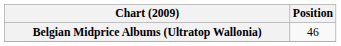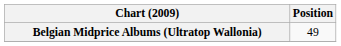(313, 32) 46 -> (313, 32) 49
